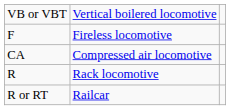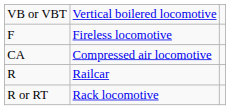(116, 74) Rack locomotive -> (91, 74) Railcar
(91, 94) Railcar -> (116, 94) Rack locomotive
